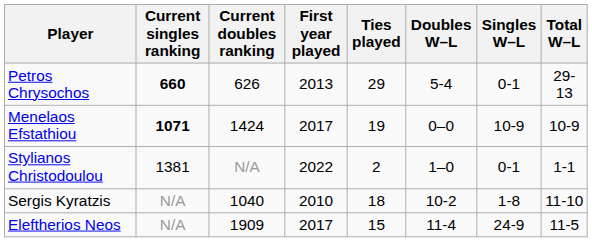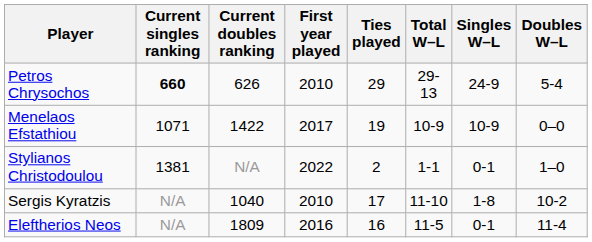columns swapped: (564, 33) <-> (441, 33)
(316, 84) 2013 -> (316, 84) 2010
(509, 84) 0-1 -> (484, 84) 24-9
(173, 125) bold -> (173, 125) normal
(247, 125) 1424 -> (247, 125) 1422
(376, 200) 18 -> (376, 200) 17
(247, 224) 1909 -> (247, 224) 1809
(316, 224) 2017 -> (316, 224) 2016
(376, 224) 15 -> (376, 224) 16
(509, 224) 24-9 -> (484, 224) 0-1
